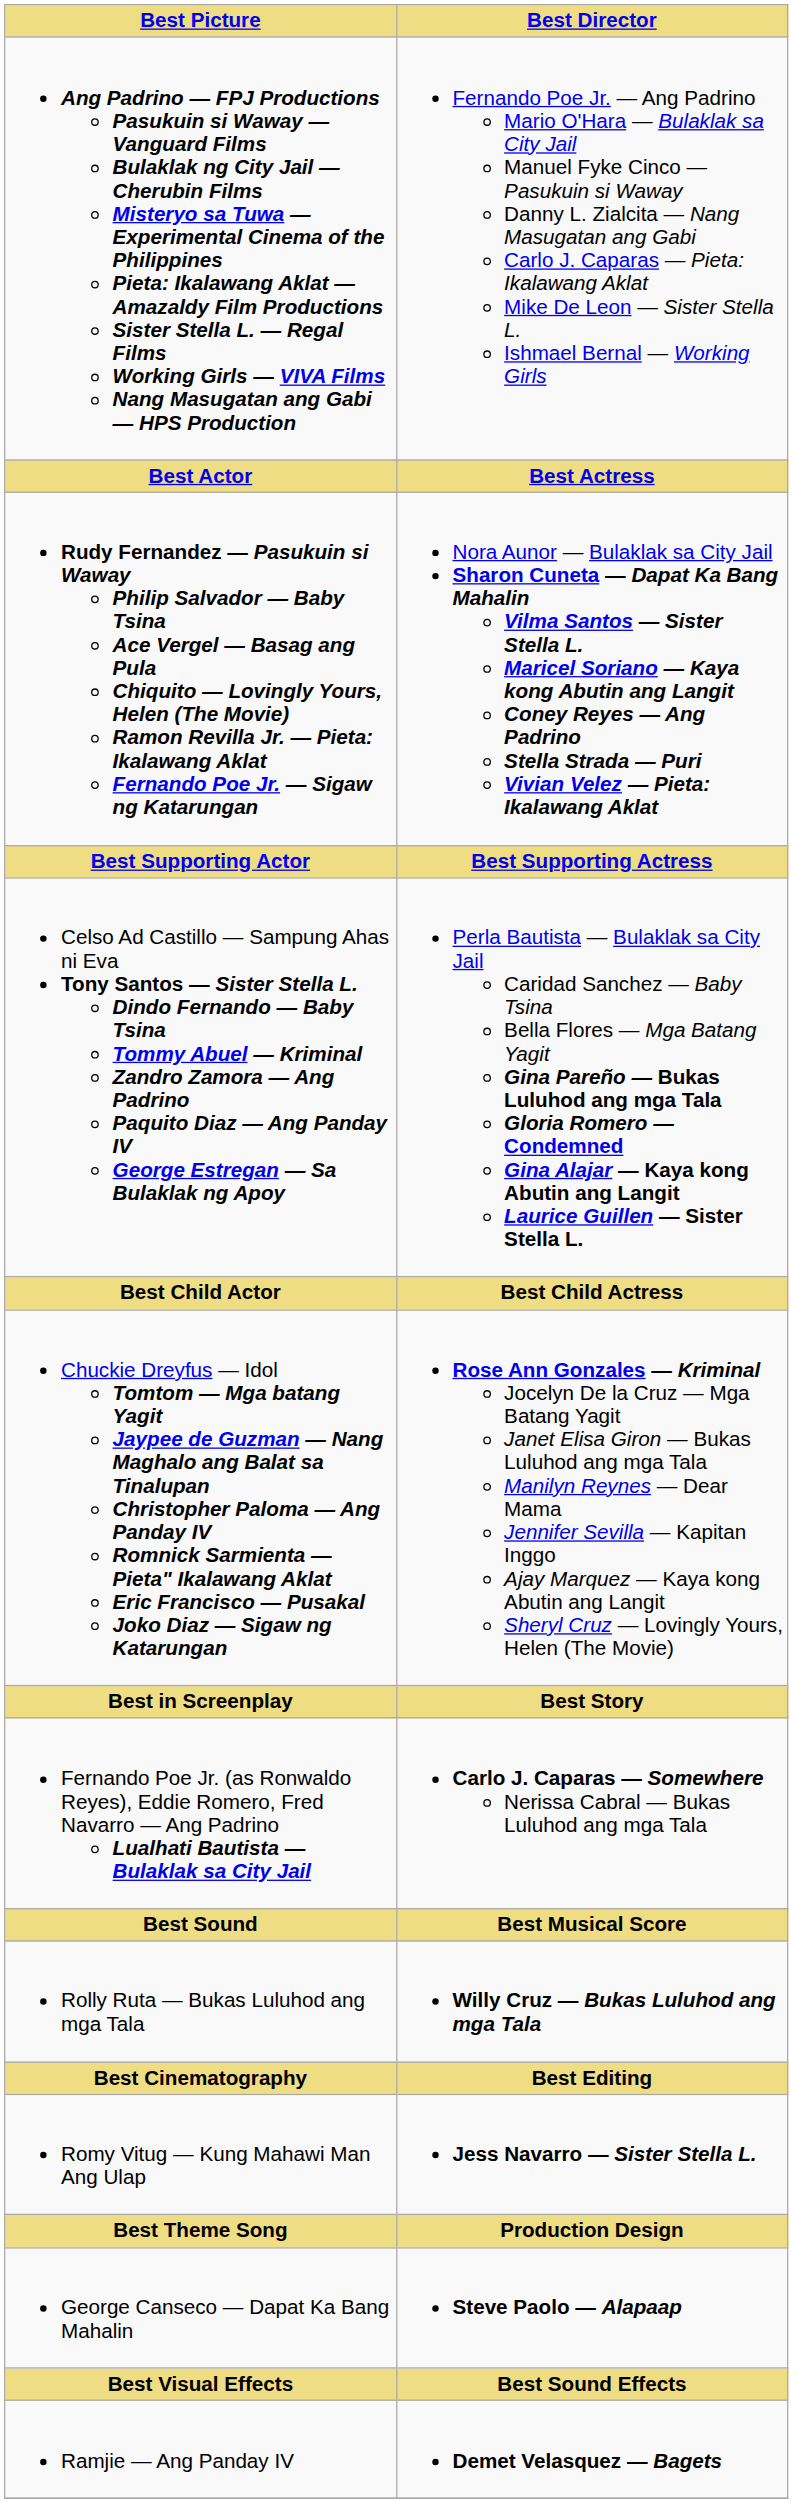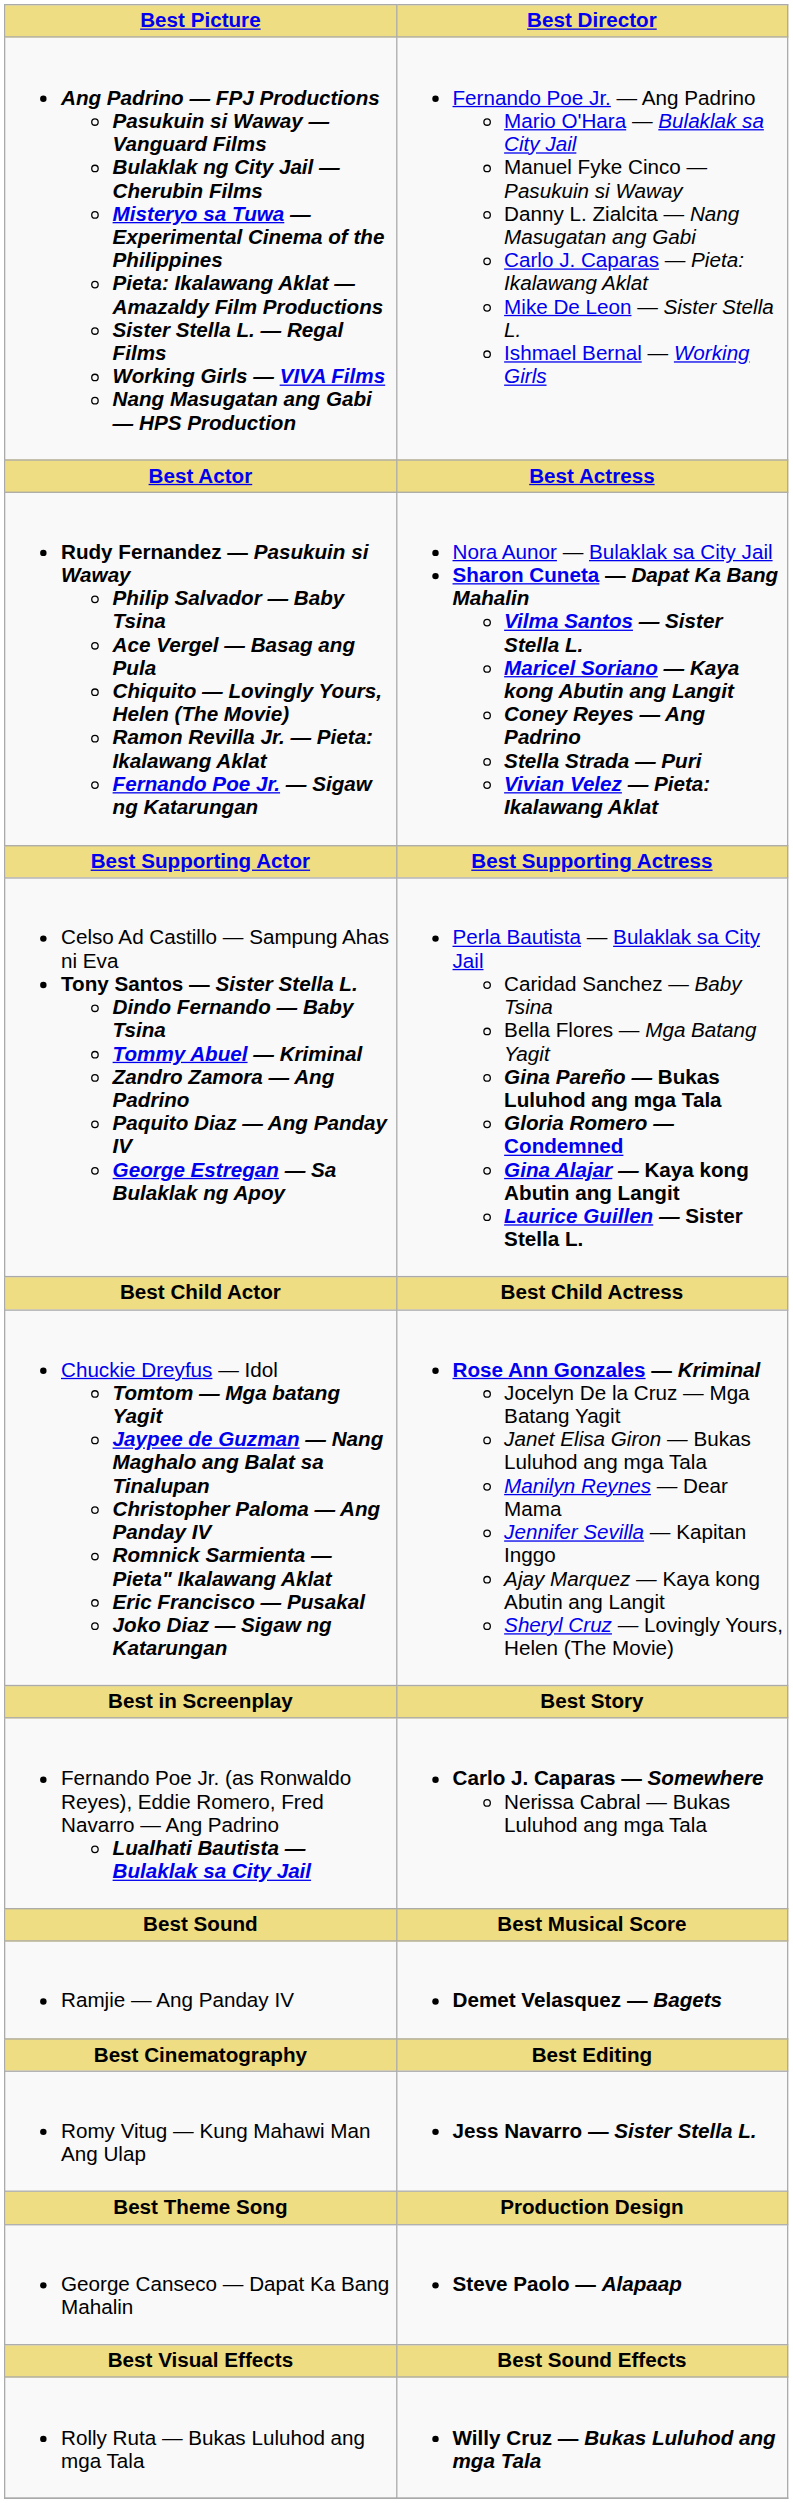rows swapped: (200, 2013) <-> (200, 2461)
